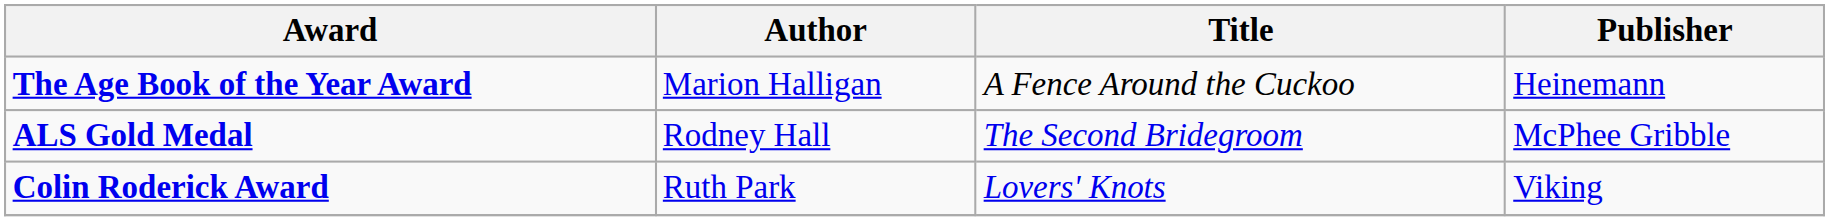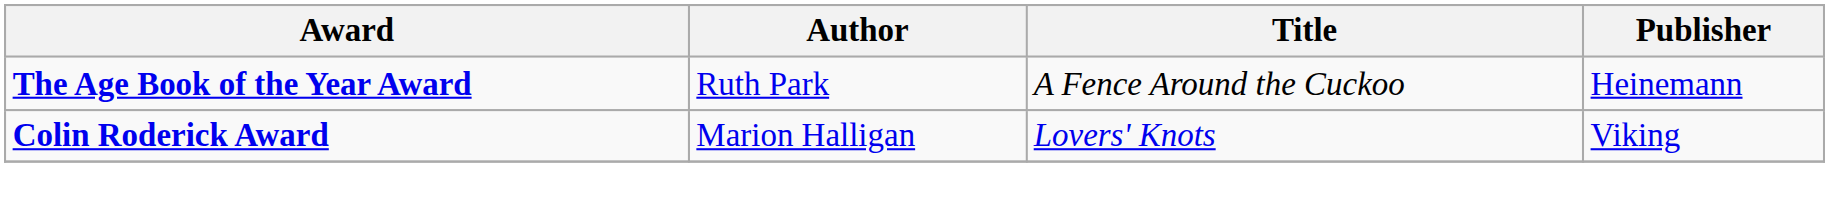(772, 82) Marion Halligan -> (763, 82) Ruth Park
- row: (133, 135)
(729, 187) Ruth Park -> (806, 135) Marion Halligan
